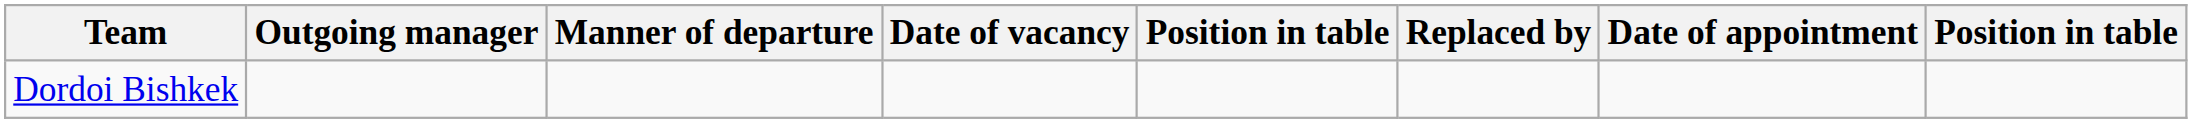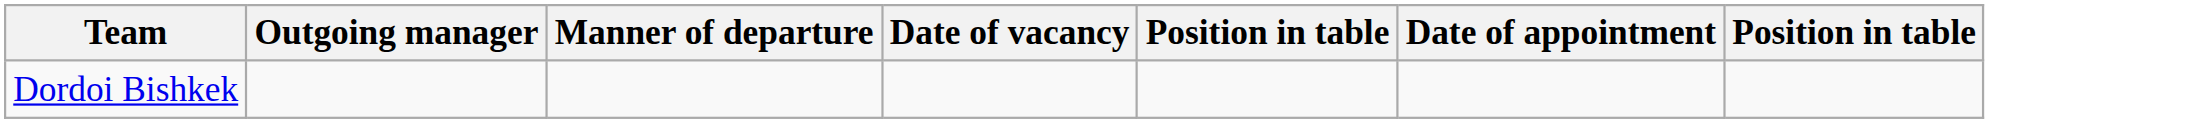- column: (1498, 32)
